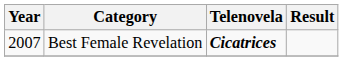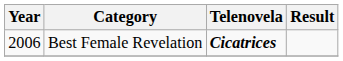(24, 42) 2007 -> (24, 42) 2006
